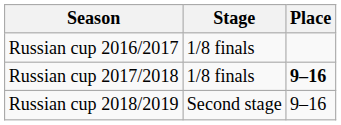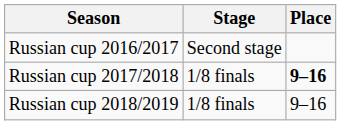(221, 47) 1/8 finals -> (234, 47) Second stage
(234, 104) Second stage -> (221, 104) 1/8 finals
